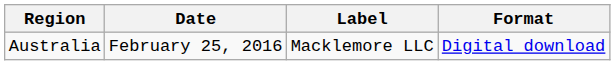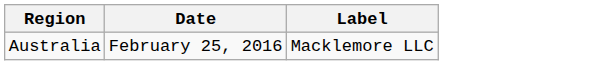- column: (524, 19)
